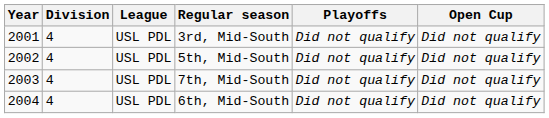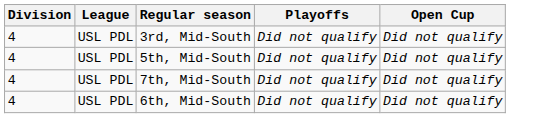- column: (24, 15)
